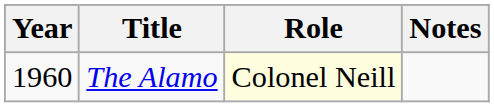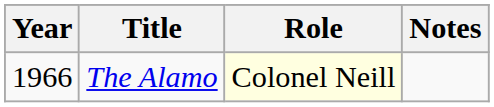(42, 76) 1960 -> (42, 76) 1966
